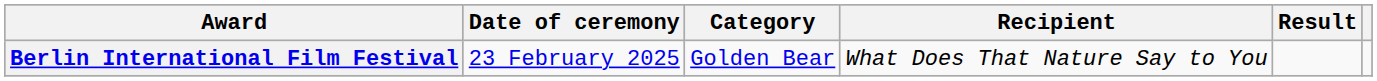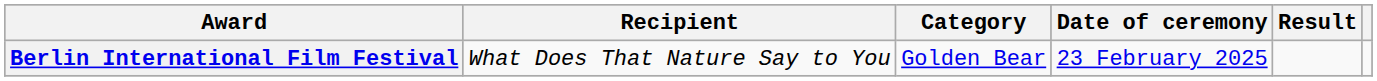columns swapped: (574, 23) <-> (1057, 23)
